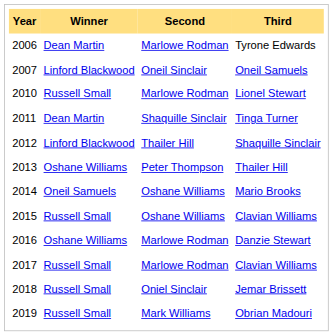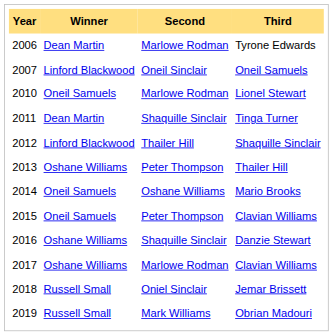(77, 94) Russell Small -> (80, 94) Oneil Samuels
(77, 216) Russell Small -> (80, 216) Oneil Samuels
(183, 216) Oshane Williams -> (182, 216) Peter Thompson
(185, 240) Marlowe Rodman -> (184, 240) Shaquille Sinclair
(77, 265) Russell Small -> (85, 265) Oshane Williams
